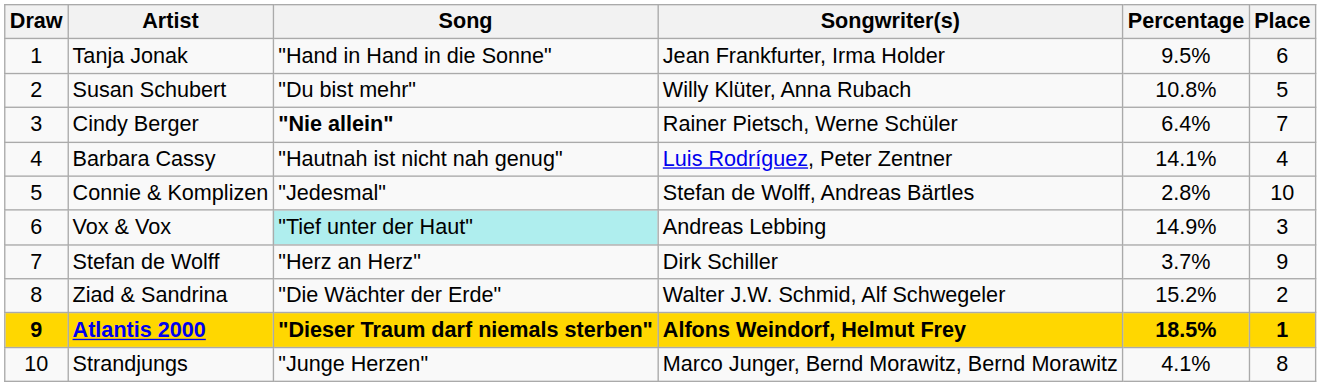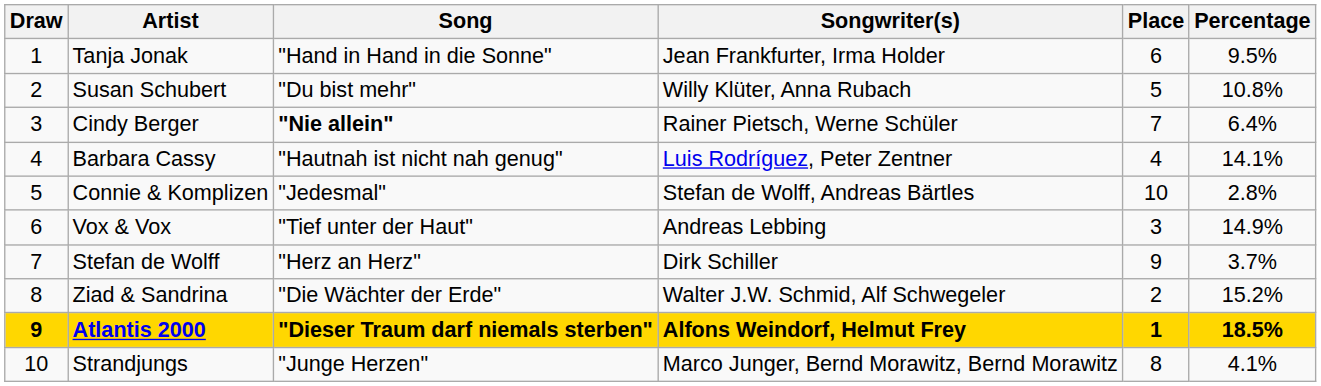columns swapped: (1186, 21) <-> (1282, 21)
(376, 227) paleturquoise background -> (376, 227) no background
